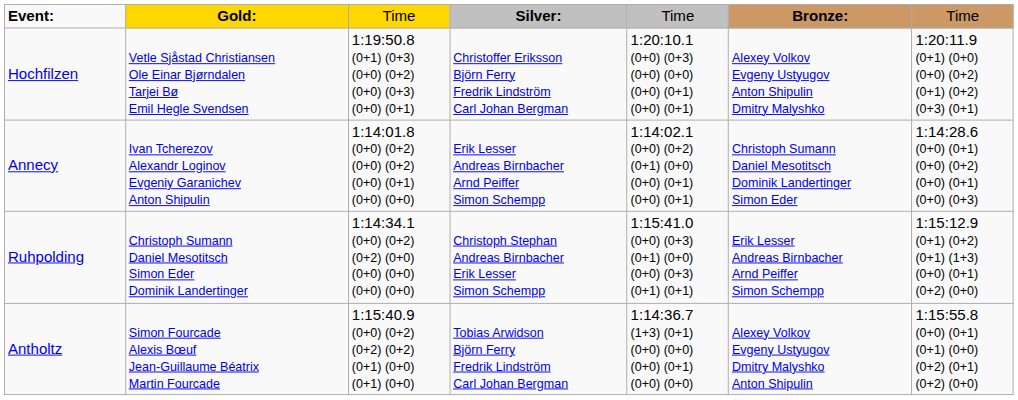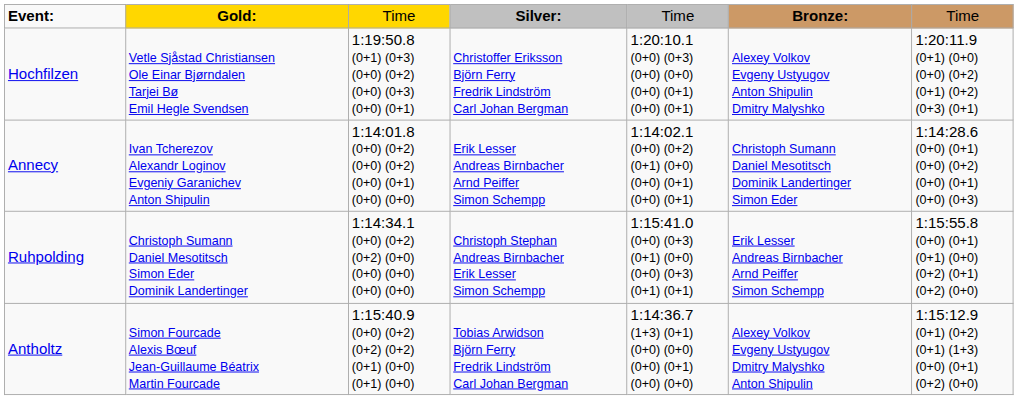(947, 257) 1:15:12.9 (0+1) (0+2) (0+1) (1+3) (0+0) (0+1) (0+2) (0+0) -> (947, 257) 1:15:55.8 (0+0) (0+1) (0+1) (0+0) (0+2) (0+1) (0+2) (0+0)
(947, 348) 1:15:55.8 (0+0) (0+1) (0+1) (0+0) (0+2) (0+1) (0+2) (0+0) -> (947, 348) 1:15:12.9 (0+1) (0+2) (0+1) (1+3) (0+0) (0+1) (0+2) (0+0)
